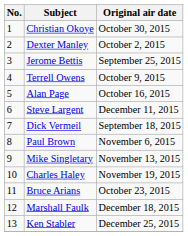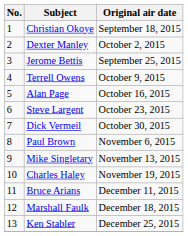(134, 28) October 30, 2015 -> (140, 28) September 18, 2015
(139, 110) December 11, 2015 -> (134, 110) October 23, 2015
(140, 126) September 18, 2015 -> (134, 126) October 30, 2015
(134, 191) October 23, 2015 -> (139, 191) December 11, 2015
